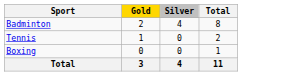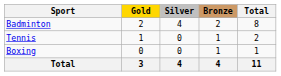+ column: (218, 11)
